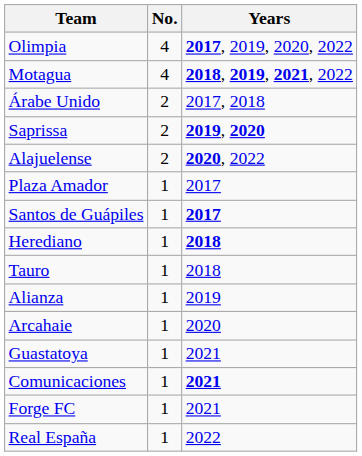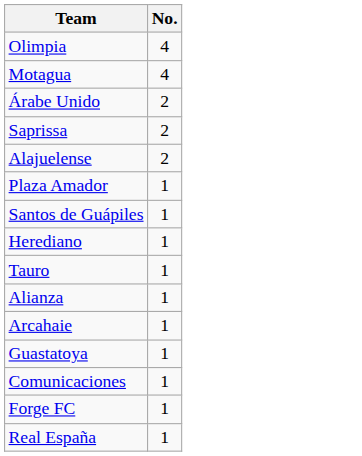- column: (269, 18)
